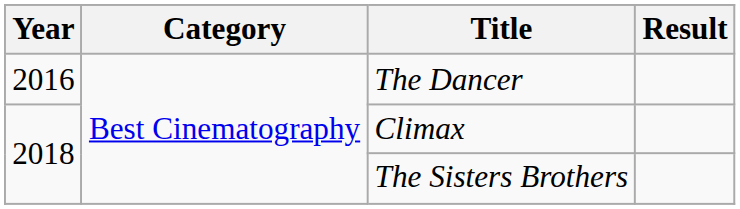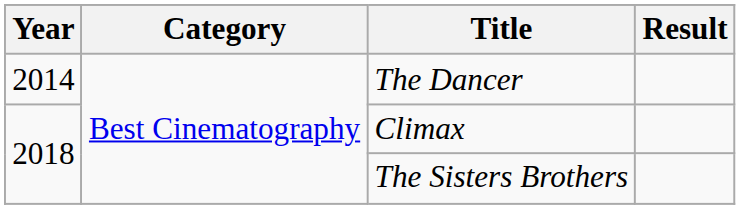(43, 78) 2016 -> (43, 78) 2014
